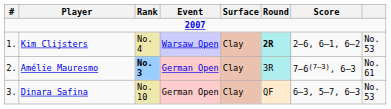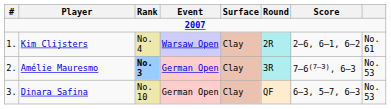(268, 44) bold -> (268, 44) normal
(372, 44) No. 53 -> (372, 44) No. 61
(372, 68) No. 61 -> (372, 68) No. 53
